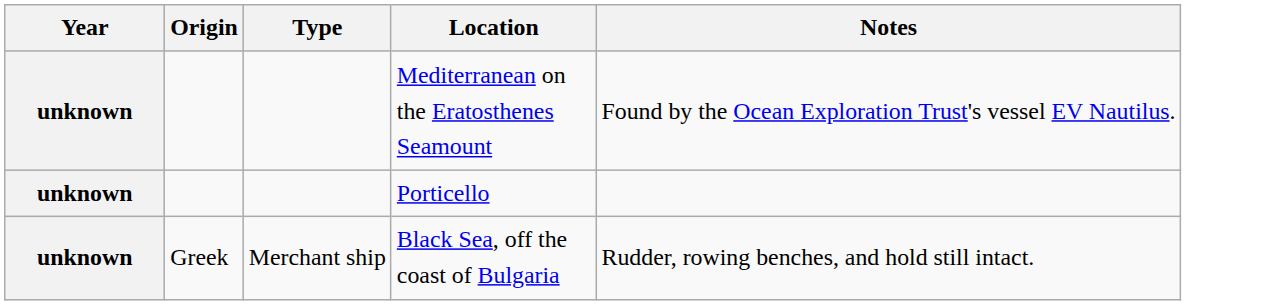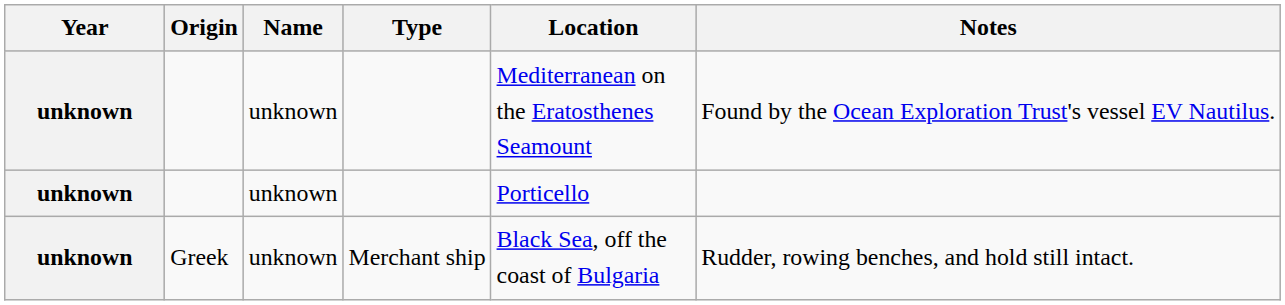+ column: (293, 27)
